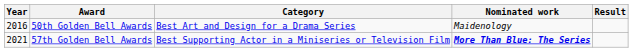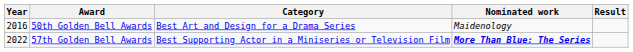(17, 40) 2021 -> (17, 40) 2022
